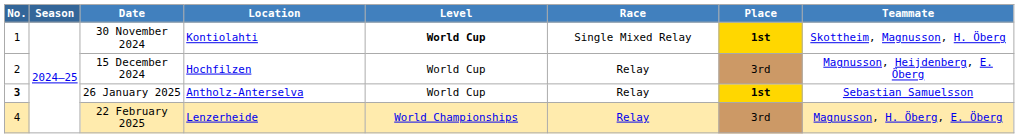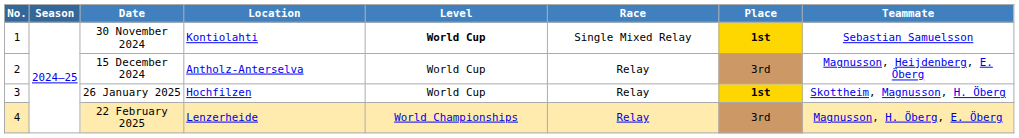(908, 38) Skottheim, Magnusson, H. Öberg -> (908, 38) Sebastian Samuelsson
(219, 69) Hochfilzen -> (245, 69) Antholz-Anterselva
(17, 93) bold -> (17, 93) normal
(245, 93) Antholz-Anterselva -> (219, 93) Hochfilzen
(908, 93) Sebastian Samuelsson -> (908, 93) Skottheim, Magnusson, H. Öberg
